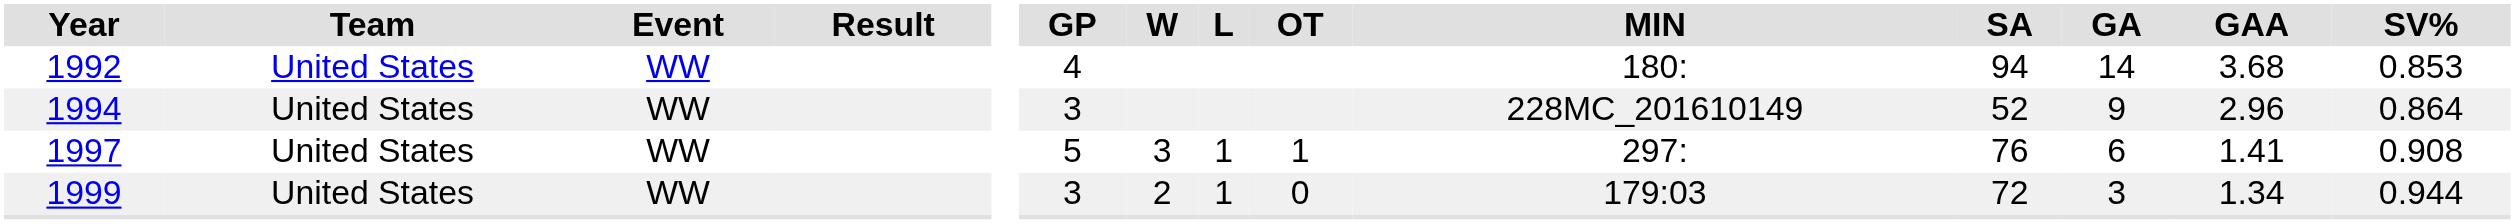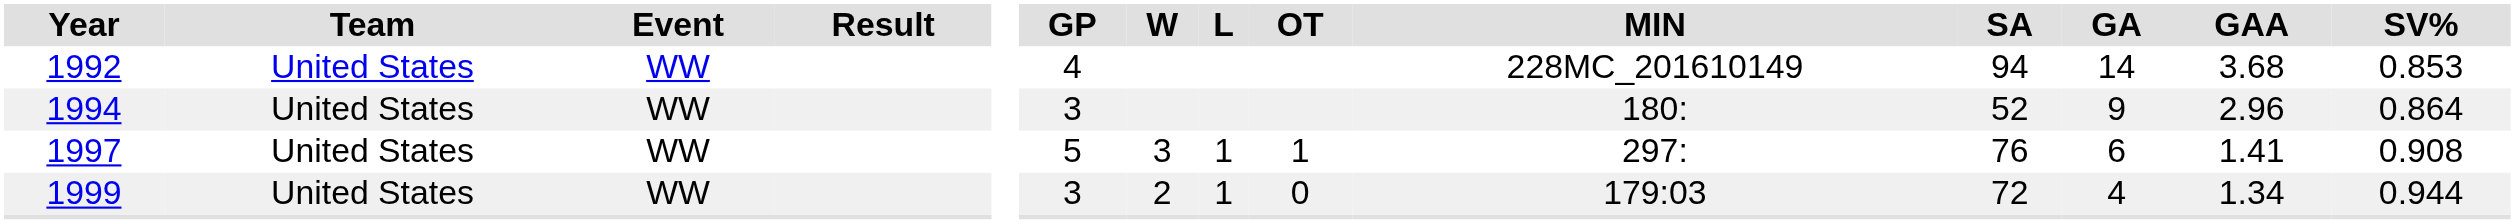(1655, 66) 180: -> (1655, 66) 228MC_201610149
(1655, 108) 228MC_201610149 -> (1655, 108) 180:
(2117, 193) 3 -> (2117, 193) 4
